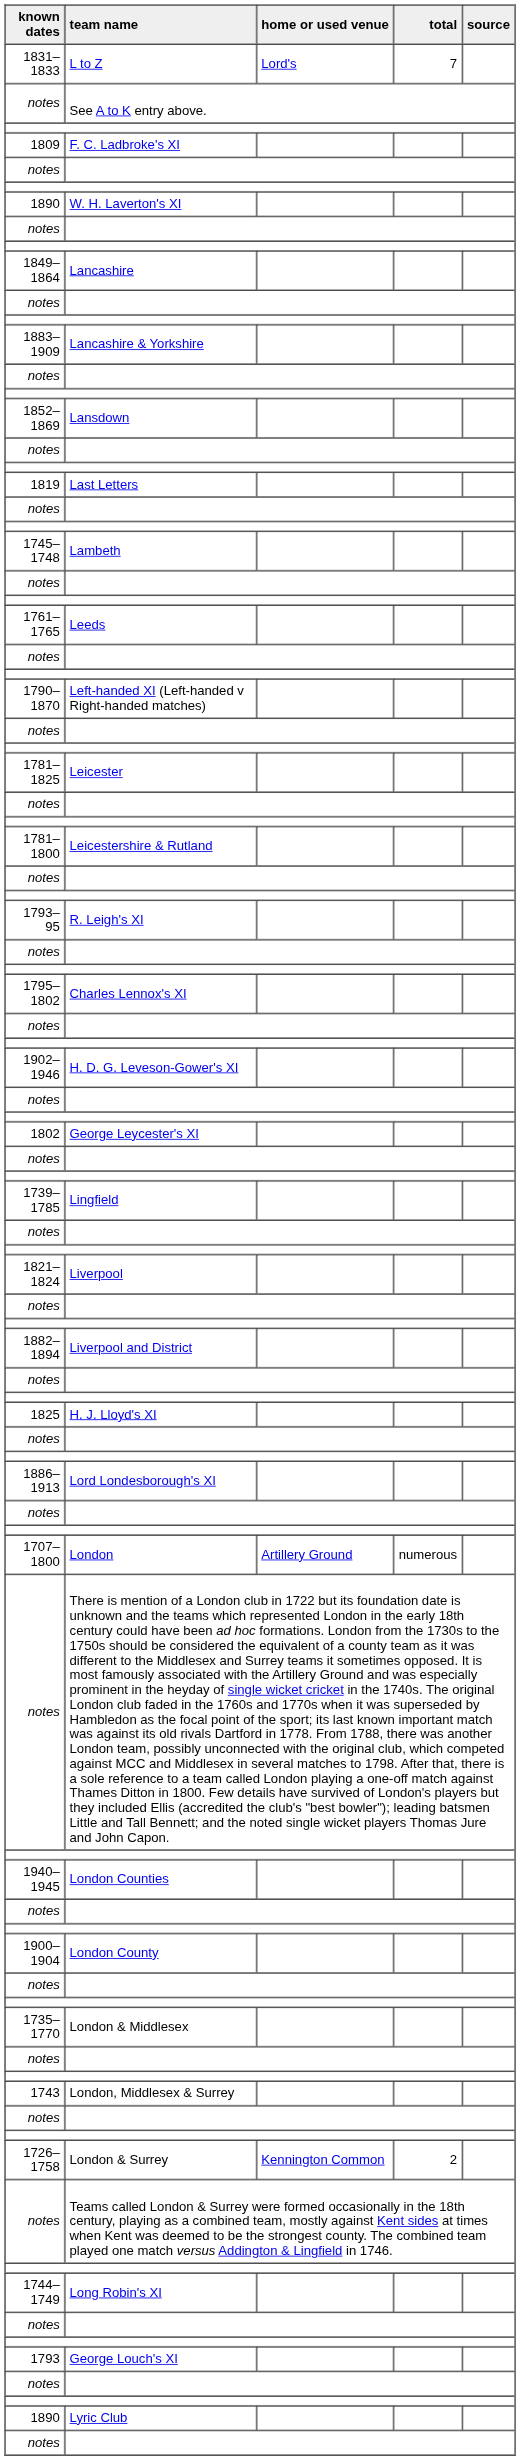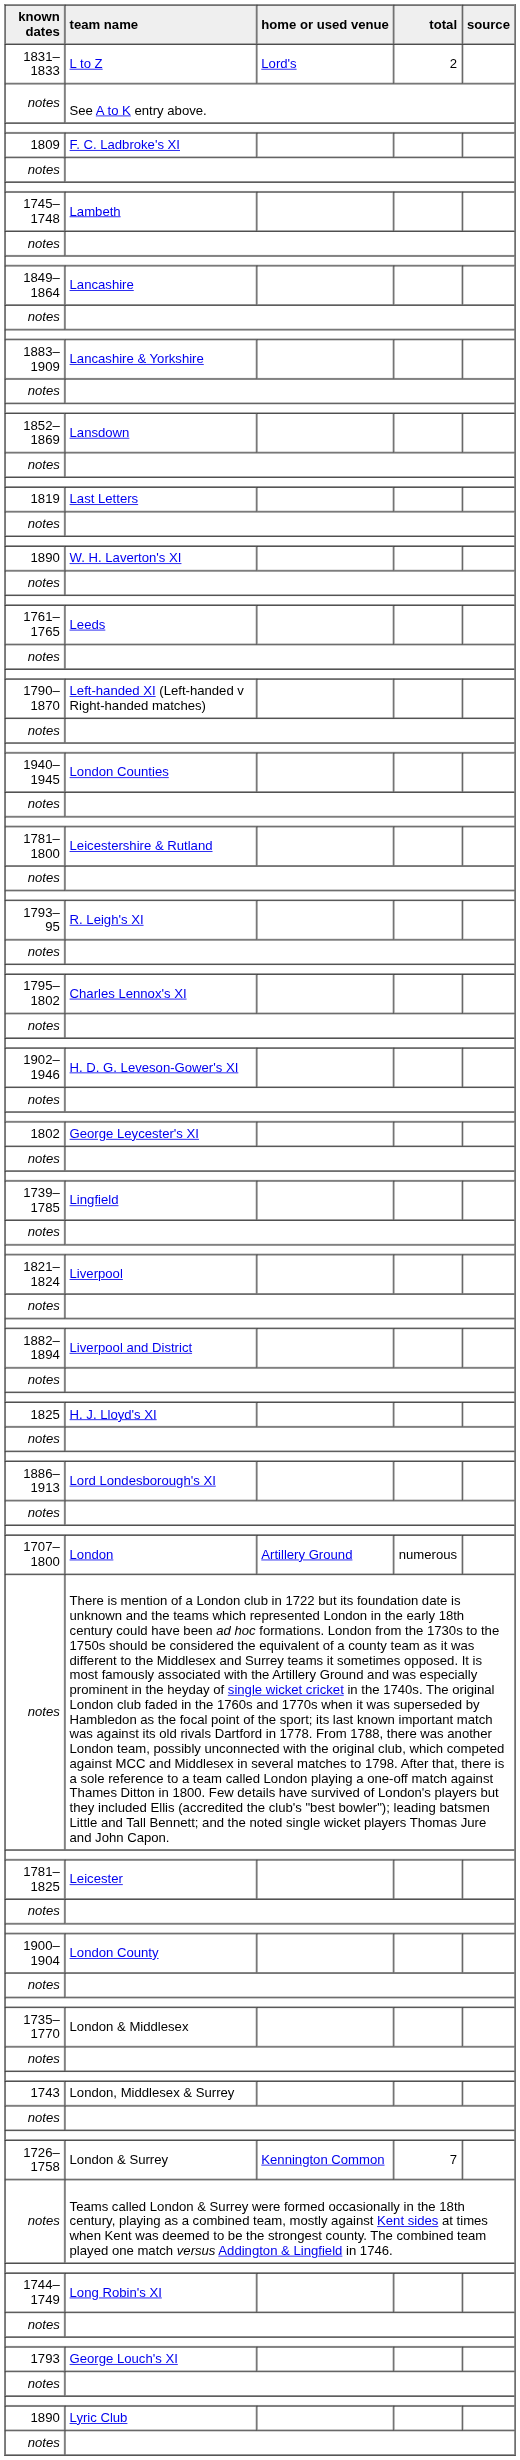(453, 63) 7 -> (453, 63) 2
rows swapped: (41, 551) <-> (45, 204)
rows swapped: (41, 772) <-> (41, 1879)
(453, 2159) 2 -> (453, 2159) 7
